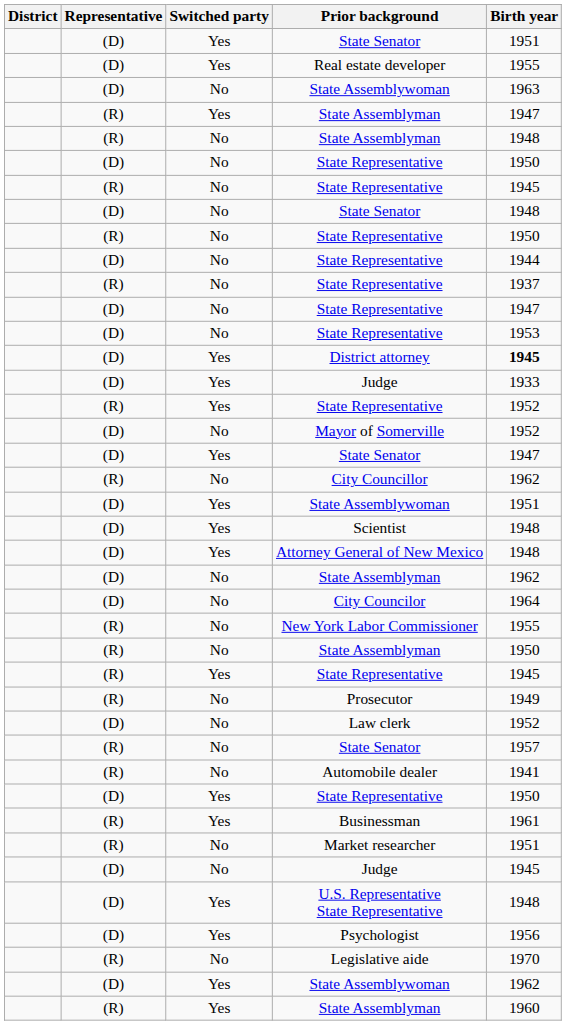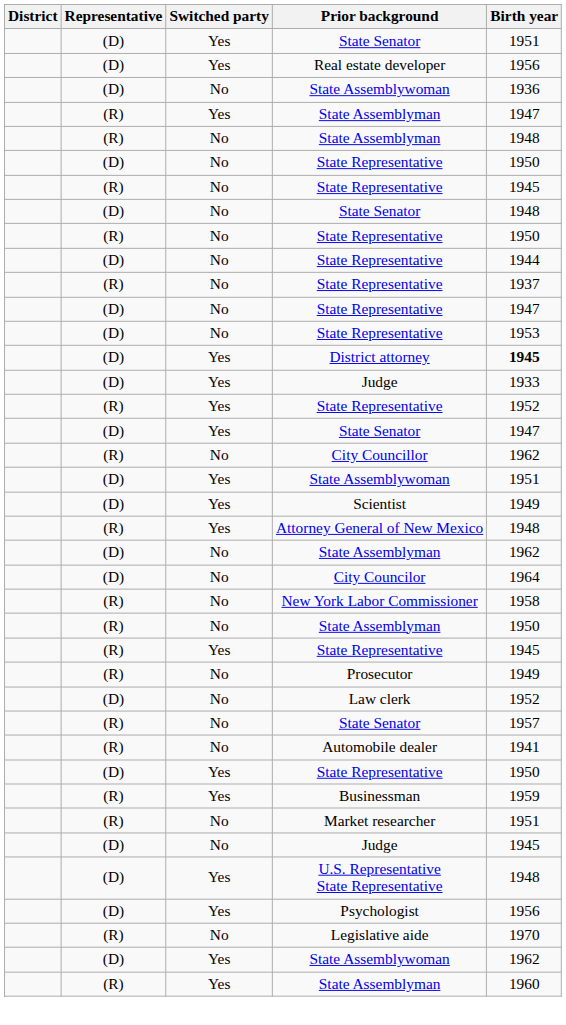(524, 65) 1955 -> (524, 65) 1956
(524, 89) 1963 -> (524, 89) 1936
- row: (219, 430)
(524, 528) 1948 -> (524, 503) 1949
(113, 552) (D) -> (113, 528) (R)
(524, 625) 1955 -> (524, 601) 1958
(524, 820) 1961 -> (524, 796) 1959
